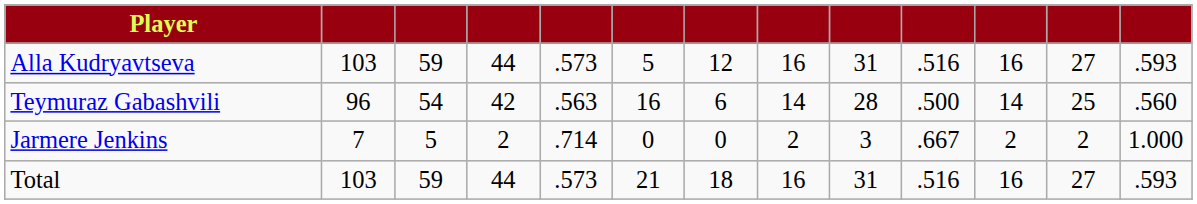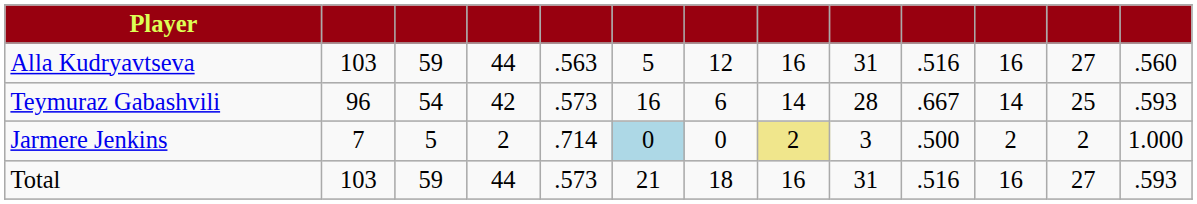(576, 62) .573 -> (576, 62) .563
(1156, 62) .593 -> (1156, 62) .560
(576, 101) .563 -> (576, 101) .573
(938, 101) .500 -> (938, 101) .667
(1156, 101) .560 -> (1156, 101) .593
(648, 140) no background -> (648, 140) lightblue background
(793, 140) no background -> (793, 140) khaki background
(938, 140) .667 -> (938, 140) .500
